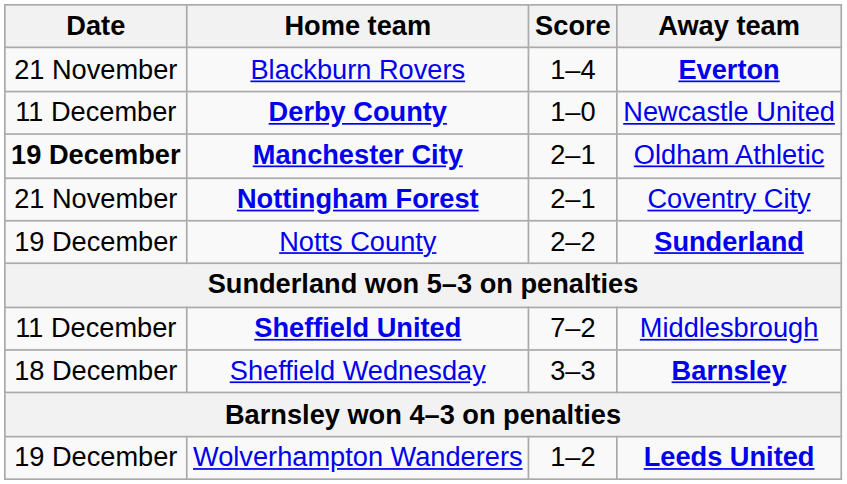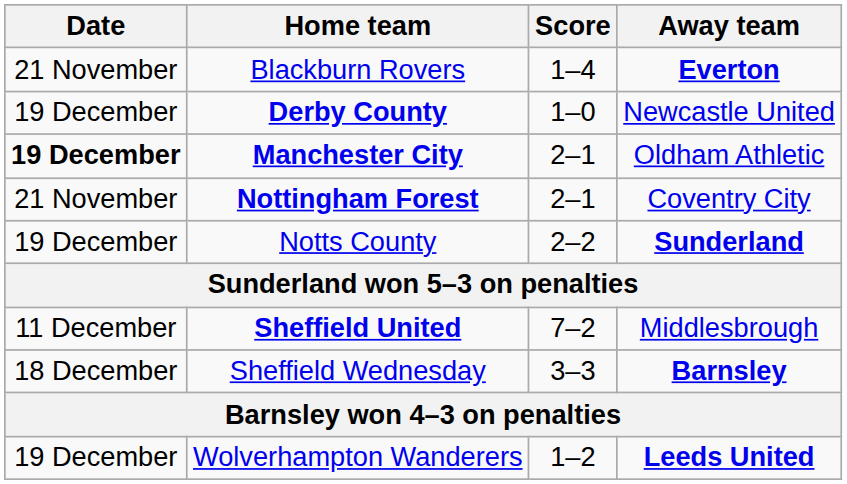(96, 112) 11 December -> (96, 112) 19 December
